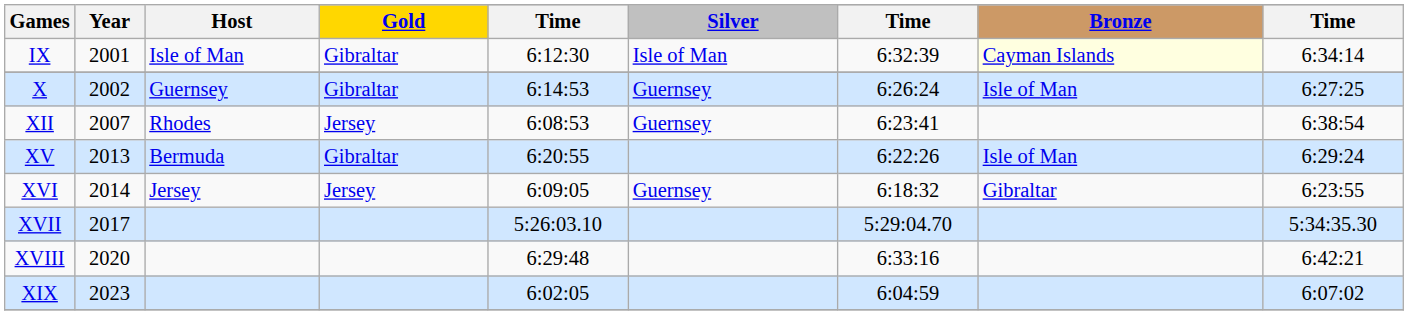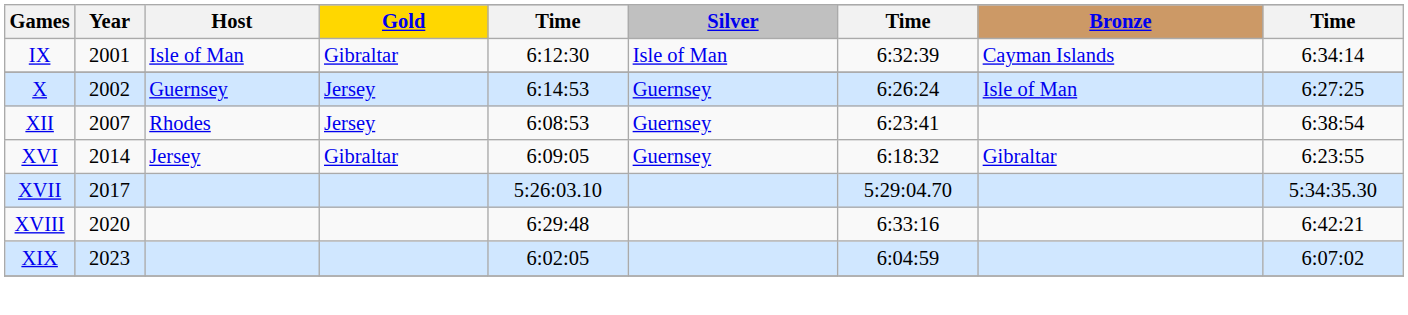(1048, 55) lightyellow background -> (1048, 55) no background
(361, 89) Gibraltar -> (350, 89) Jersey
- row: (40, 156)
(350, 190) Jersey -> (361, 156) Gibraltar
